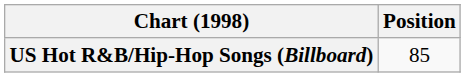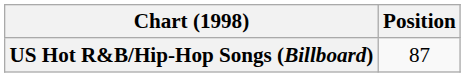(419, 54) 85 -> (419, 54) 87
